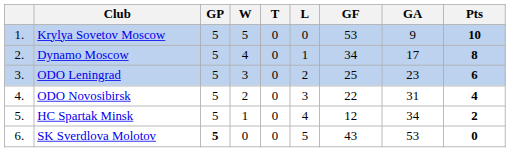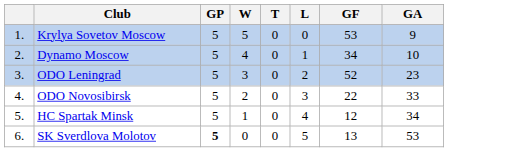- column: (475, 14)
(413, 55) 17 -> (413, 55) 10
(351, 75) 25 -> (351, 75) 52
(413, 95) 31 -> (413, 95) 33
(351, 136) 43 -> (351, 136) 13
